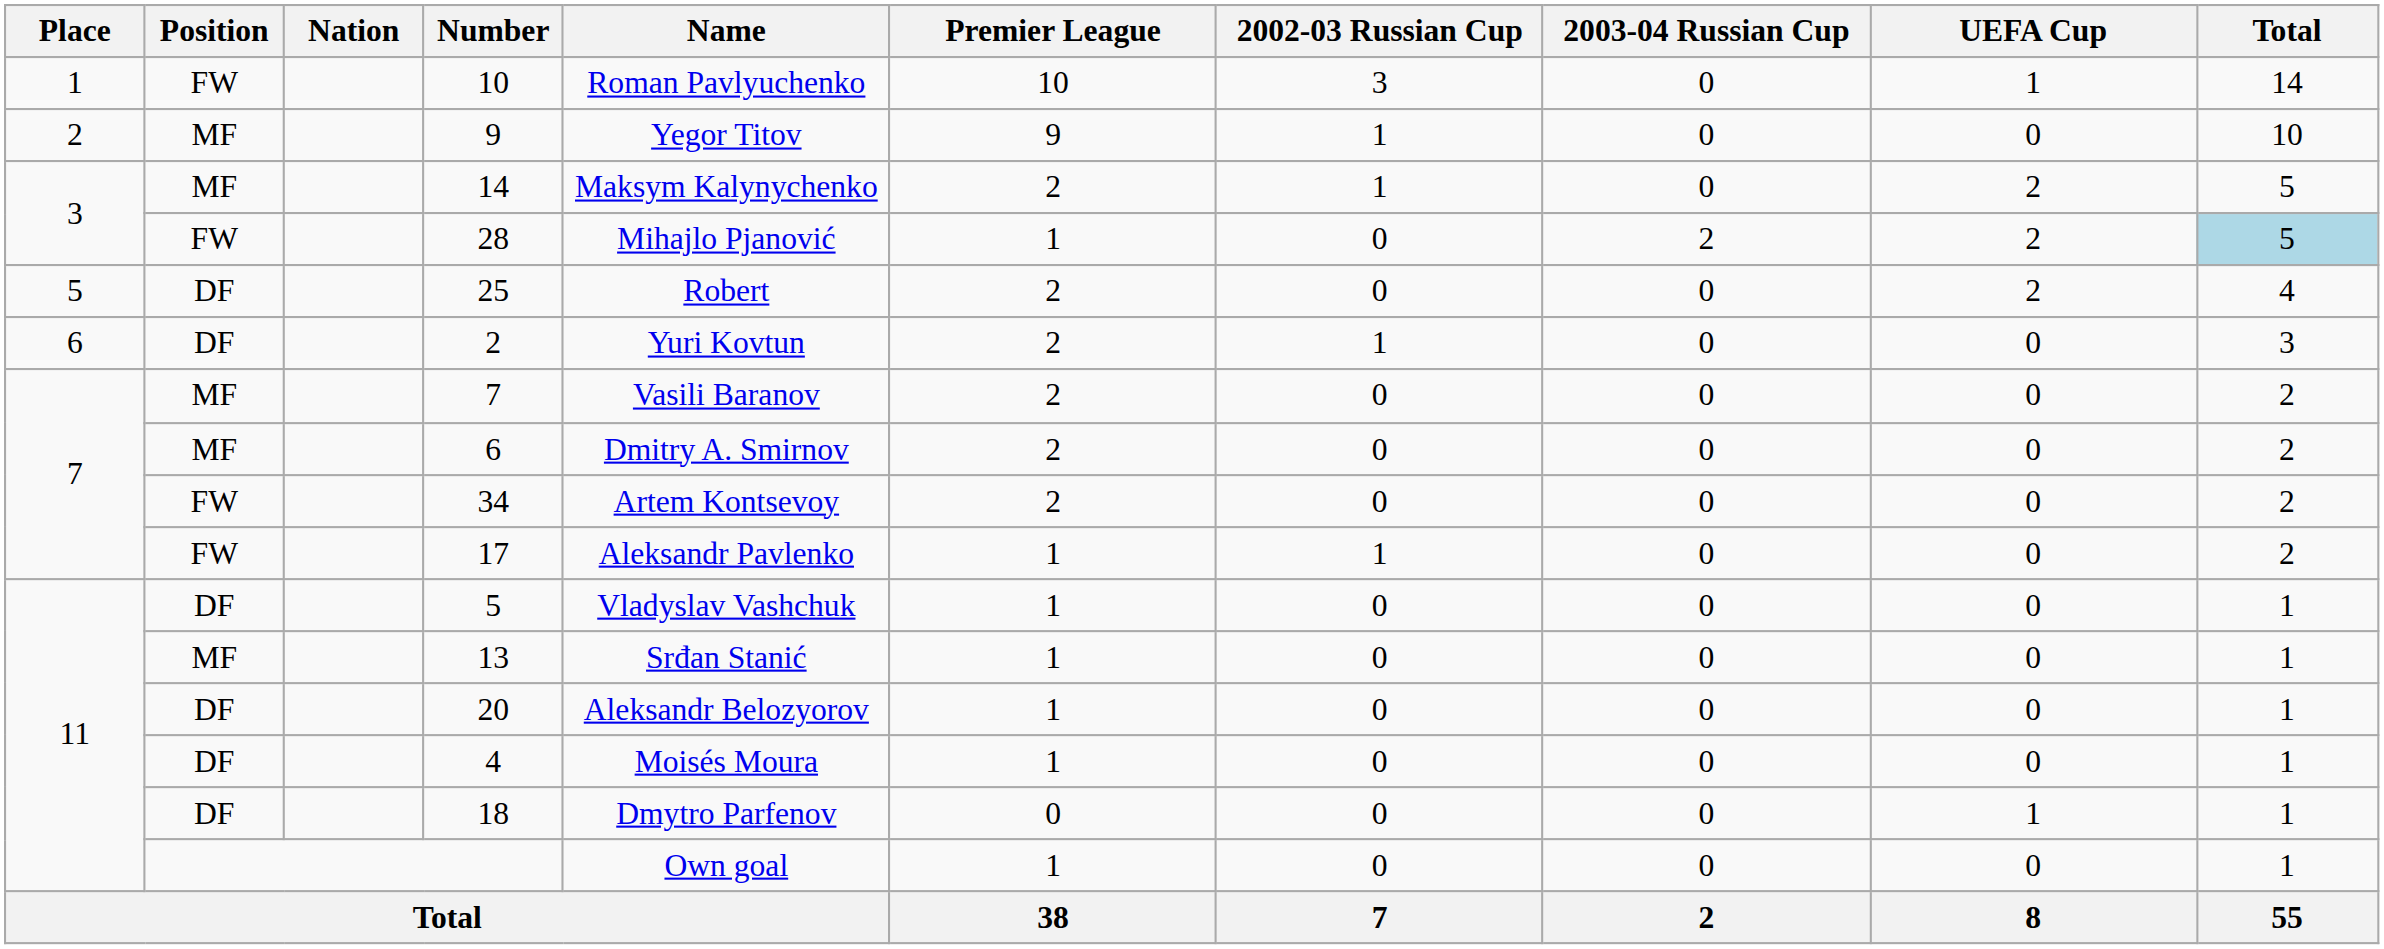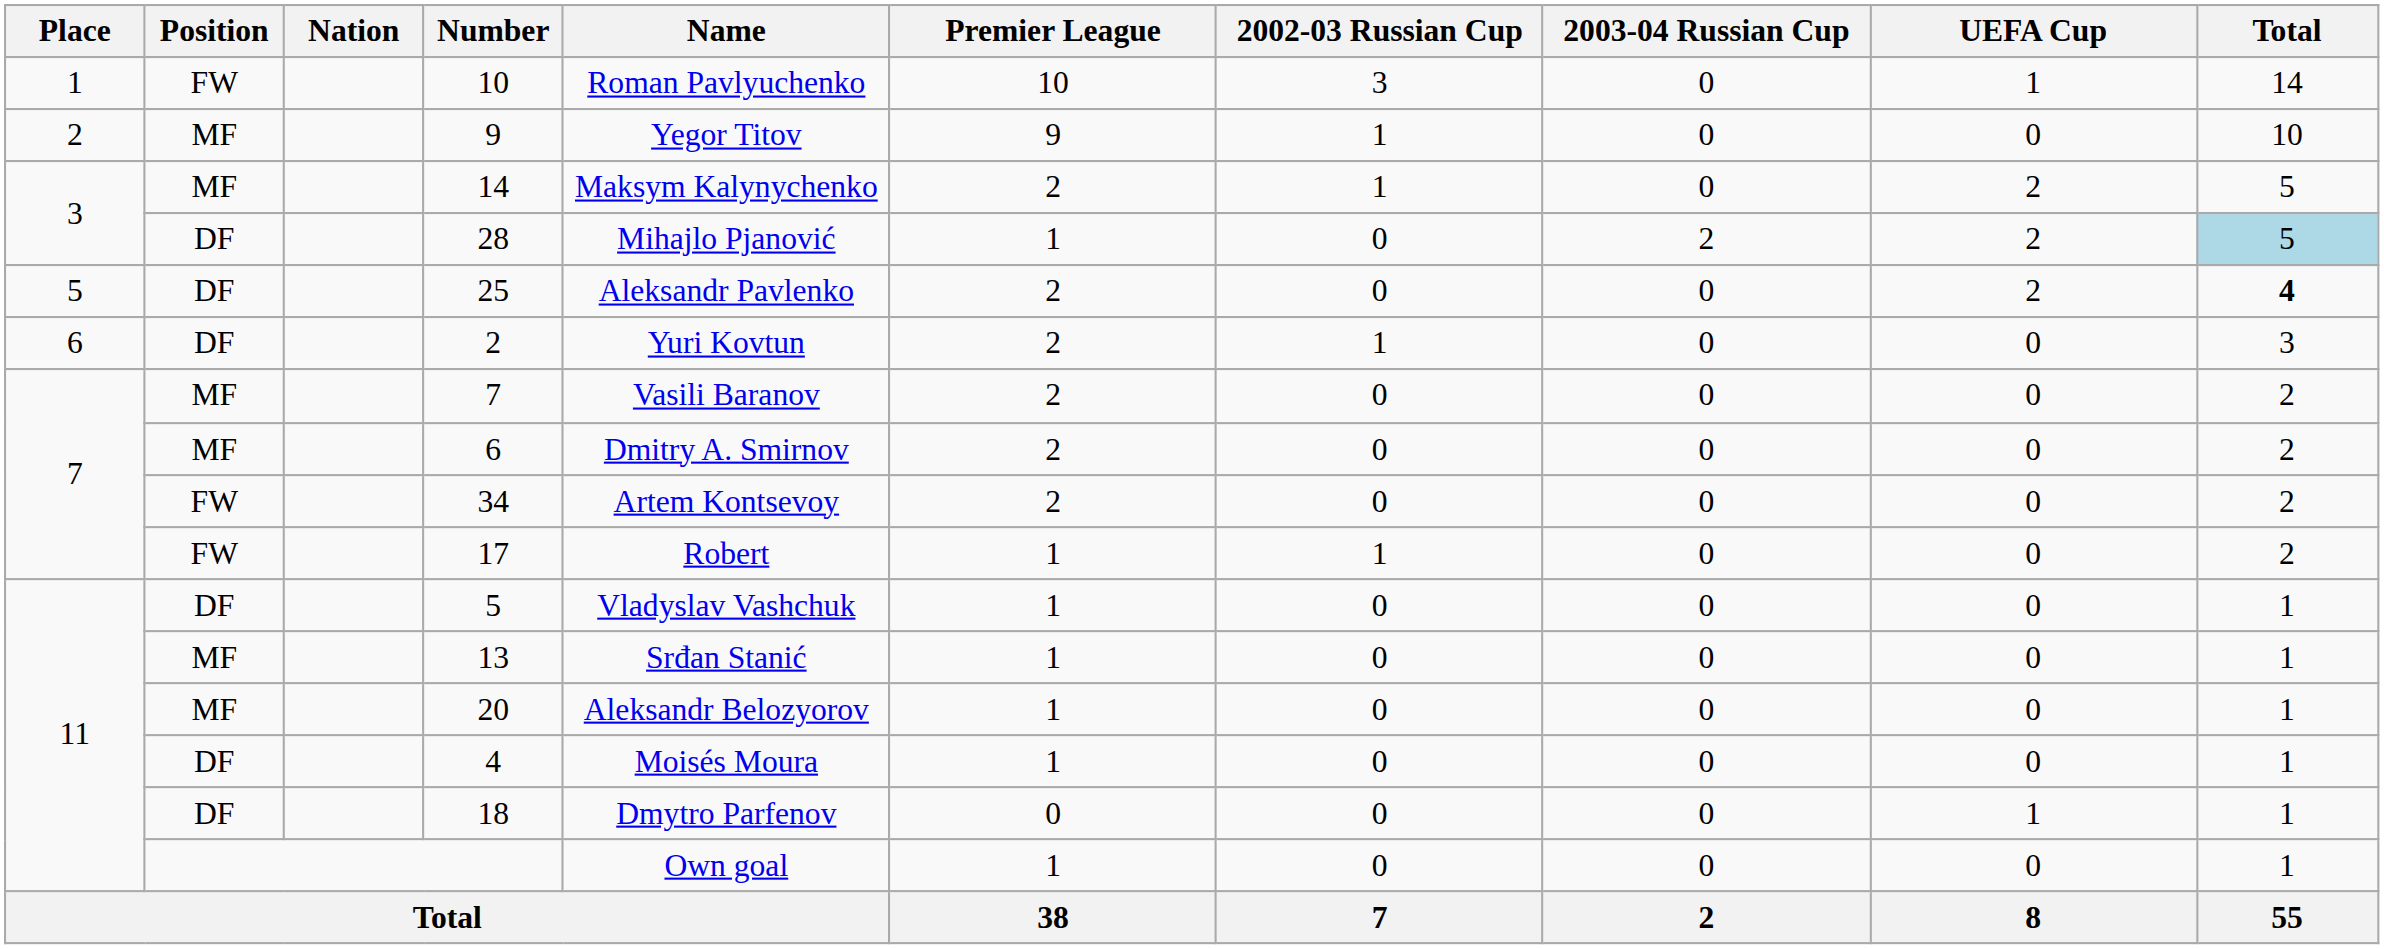(214, 239) FW -> (214, 239) DF
(726, 291) Robert -> (726, 291) Aleksandr Pavlenko
(2287, 291) normal -> (2287, 291) bold
(726, 552) Aleksandr Pavlenko -> (726, 552) Robert
(214, 708) DF -> (214, 708) MF
